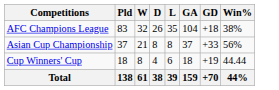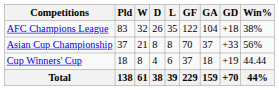+ column: (190, 12)
